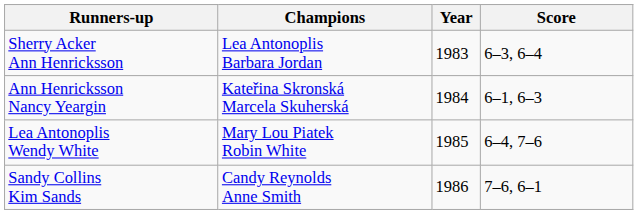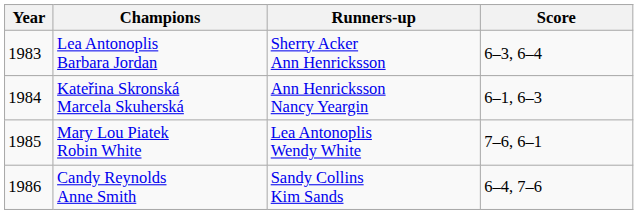columns swapped: (456, 17) <-> (111, 17)
(513, 142) 6–4, 7–6 -> (513, 142) 7–6, 6–1
(513, 187) 7–6, 6–1 -> (513, 187) 6–4, 7–6
